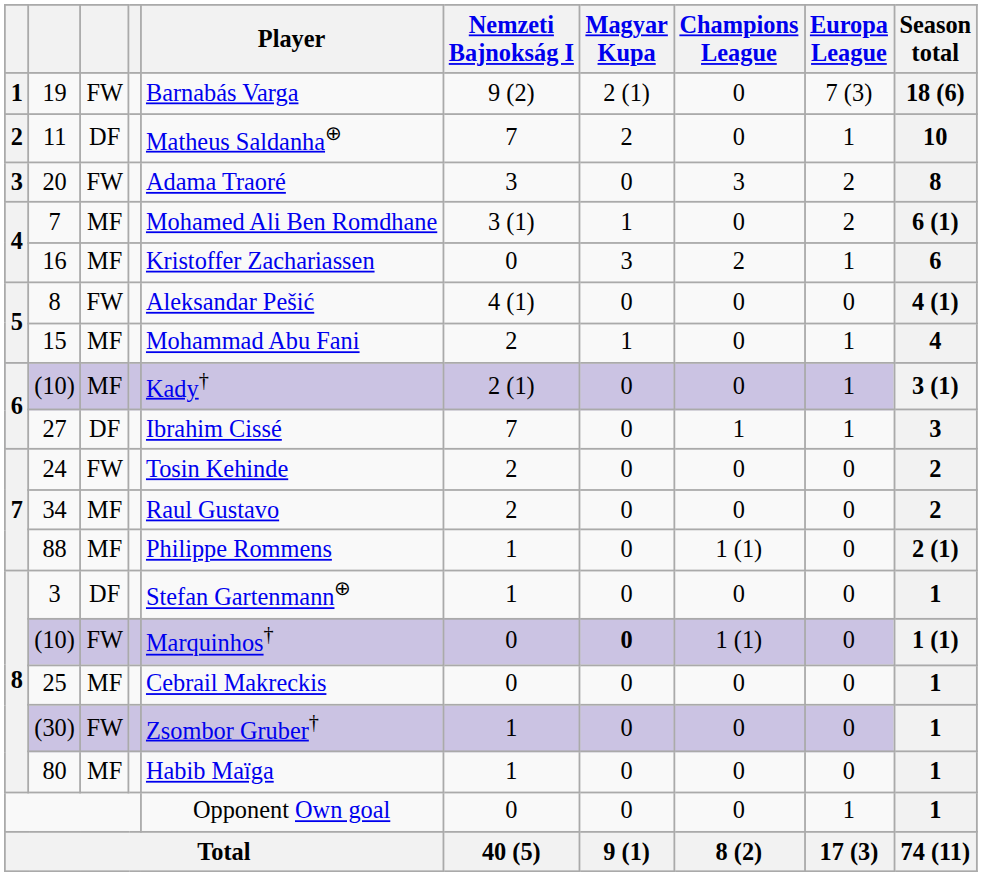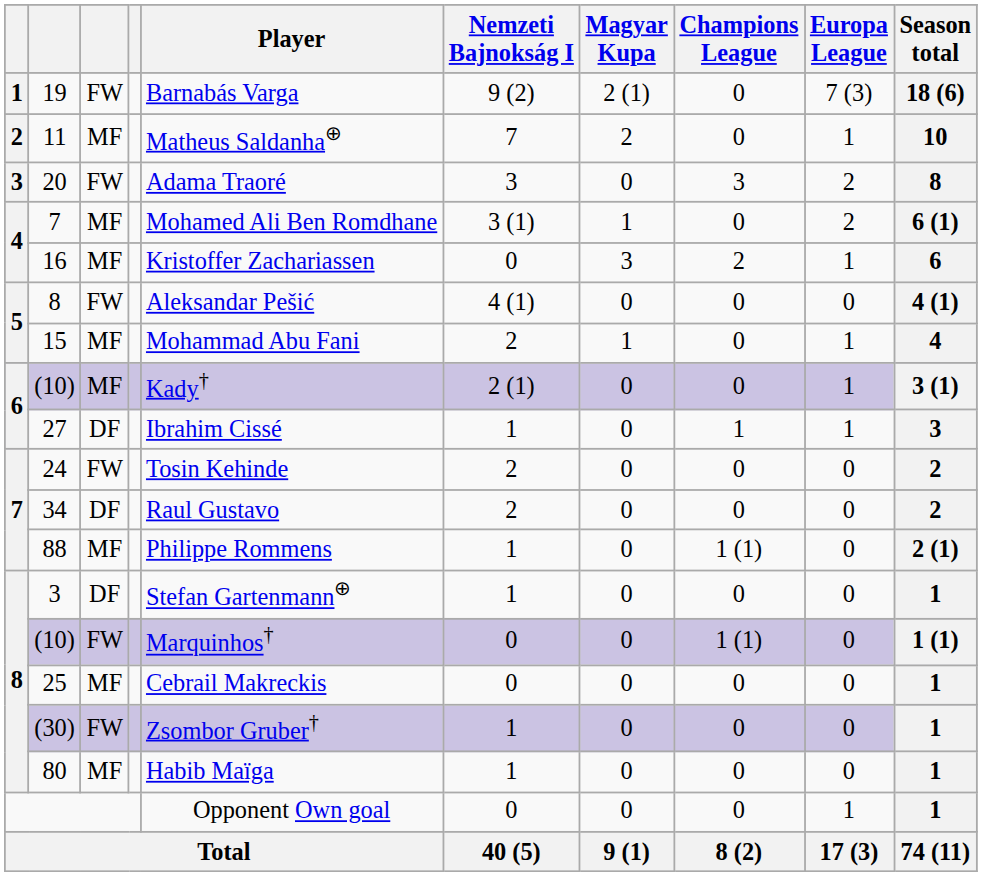(105, 137) DF -> (105, 137) MF
(511, 428) 7 -> (511, 428) 1
(105, 509) MF -> (105, 509) DF
(627, 640) bold -> (627, 640) normal
